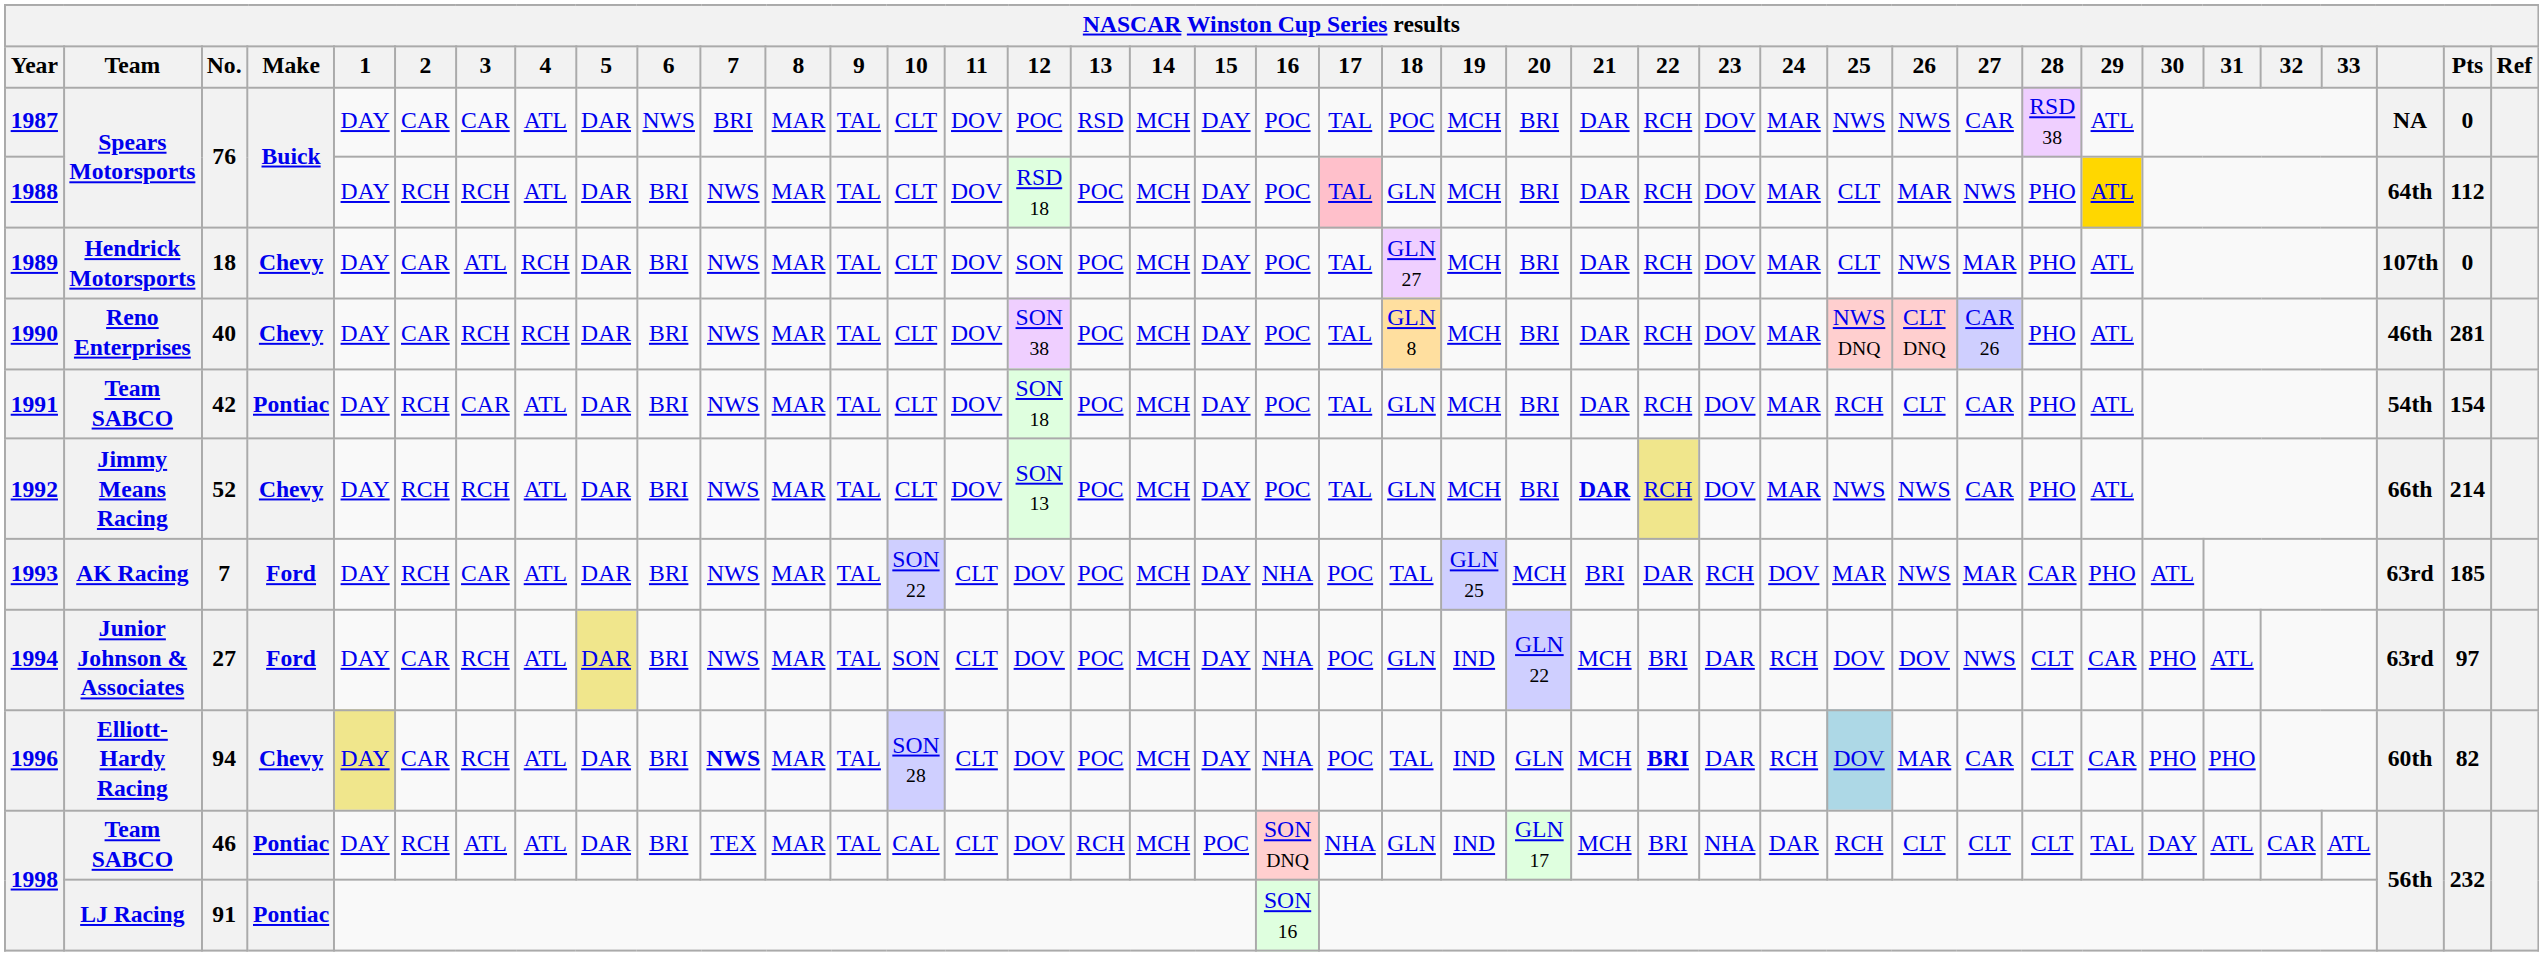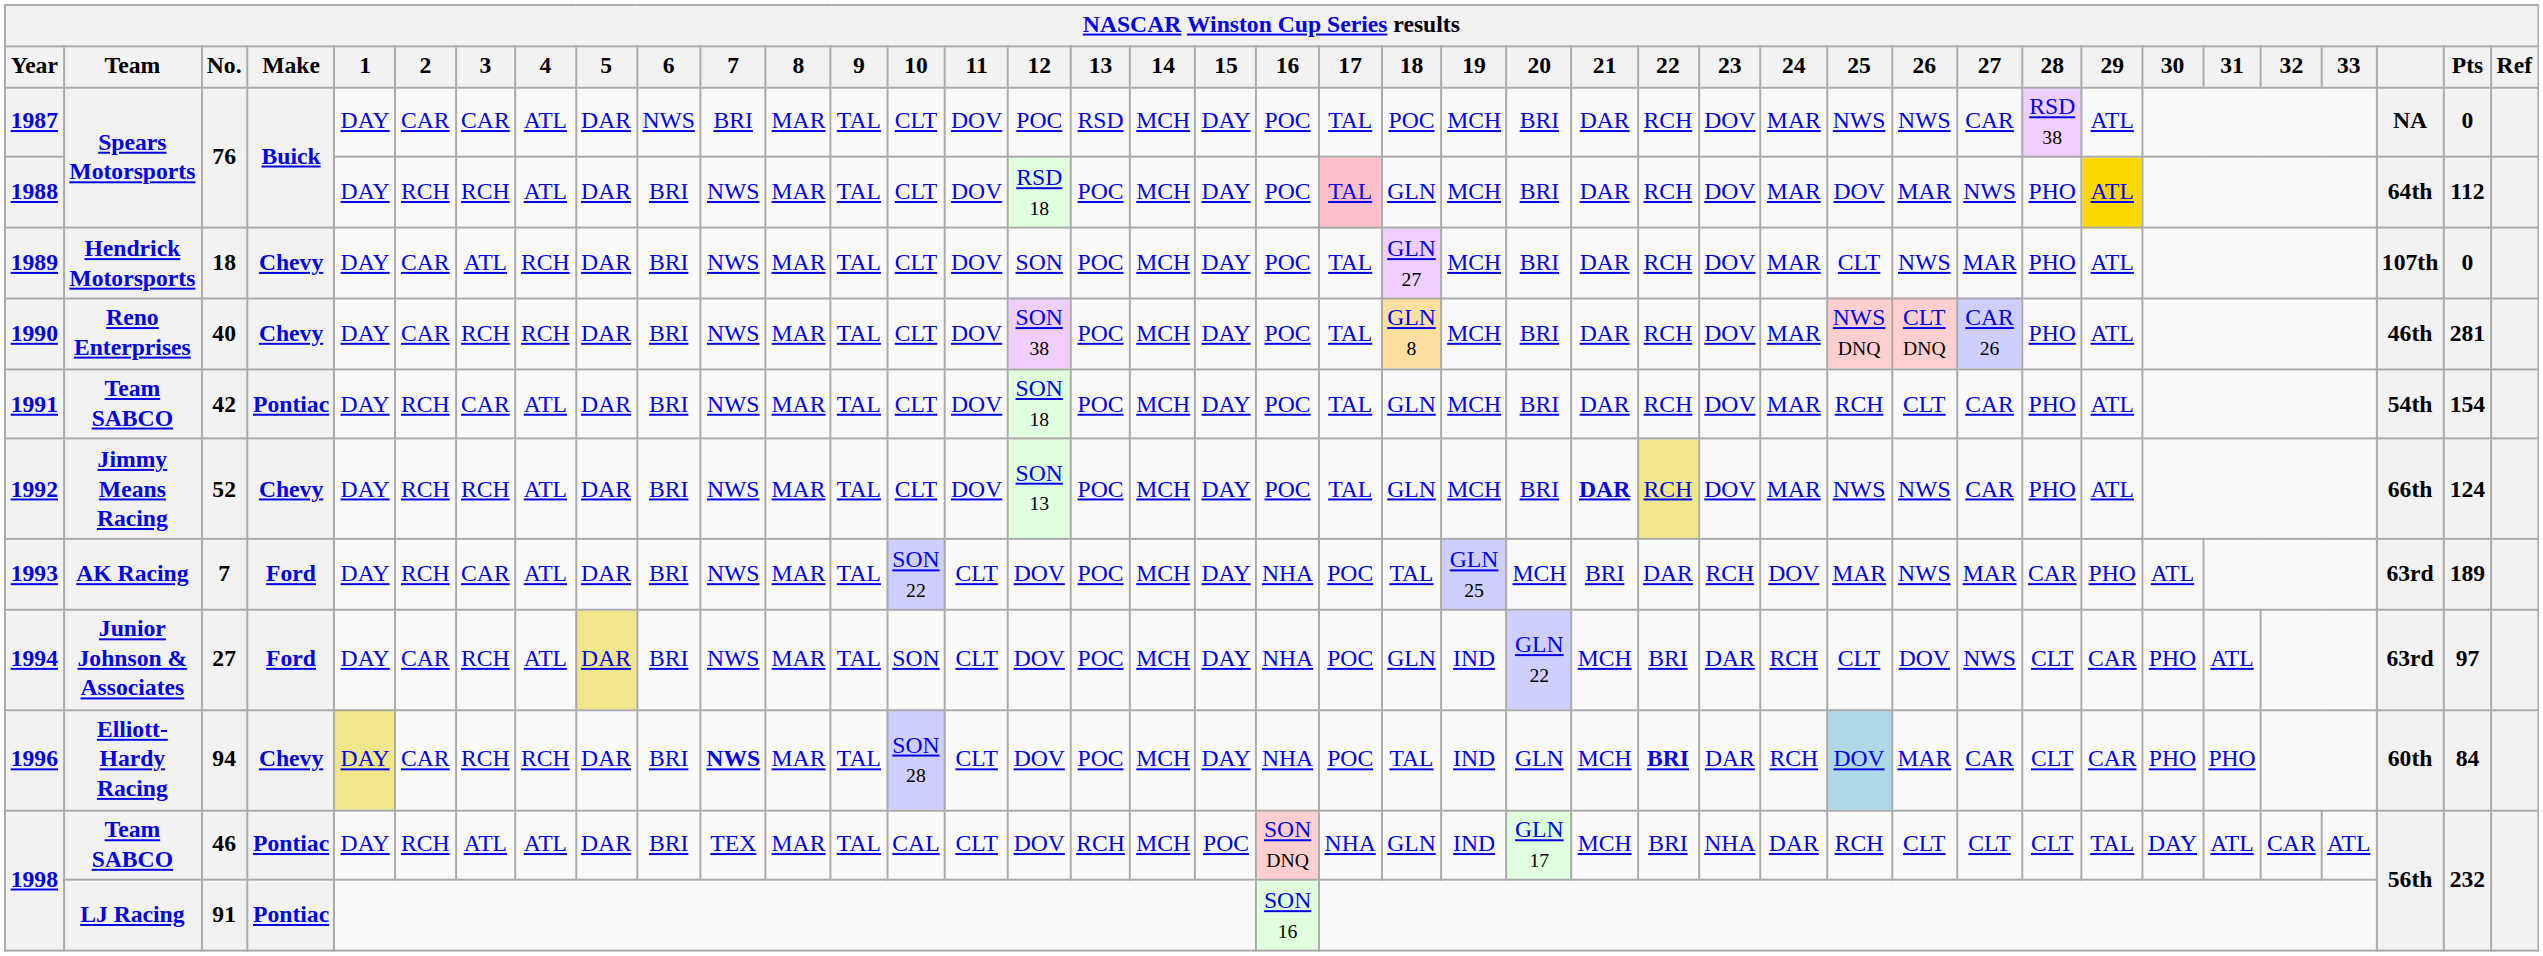(1859, 192) CLT -> (1859, 192) DOV
(2467, 488) 214 -> (2467, 488) 124
(2467, 574) 185 -> (2467, 574) 189
(1859, 659) DOV -> (1859, 659) CLT
(545, 759) ATL -> (545, 759) RCH
(2467, 759) 82 -> (2467, 759) 84
